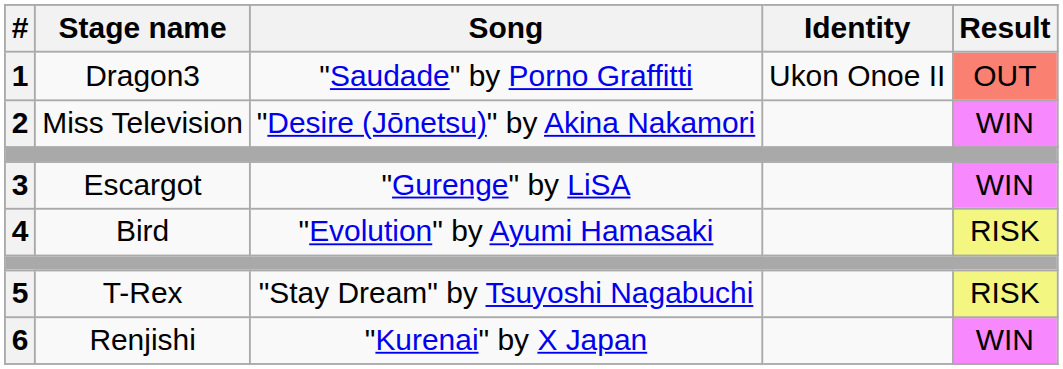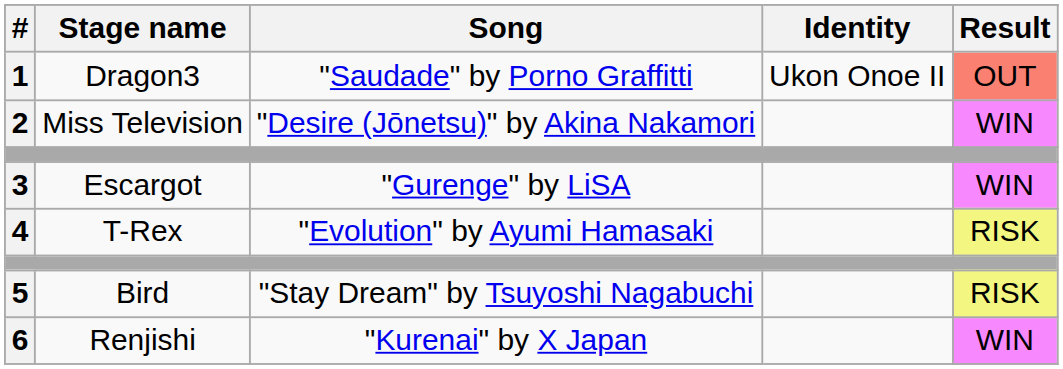(143, 231) Bird -> (143, 231) T-Rex
(143, 293) T-Rex -> (143, 293) Bird
